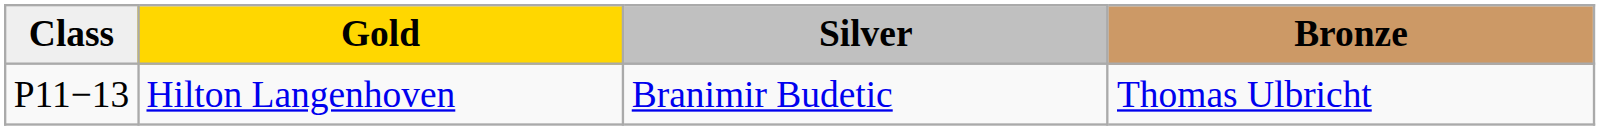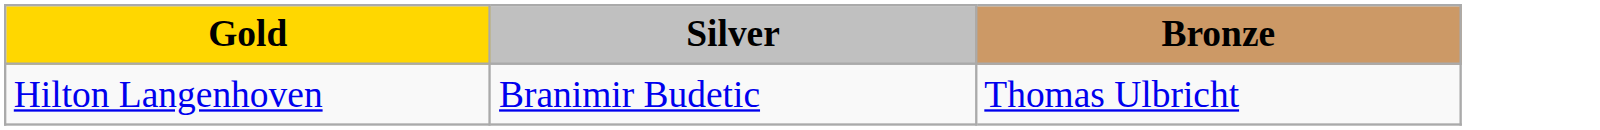- column: (72, 34)
